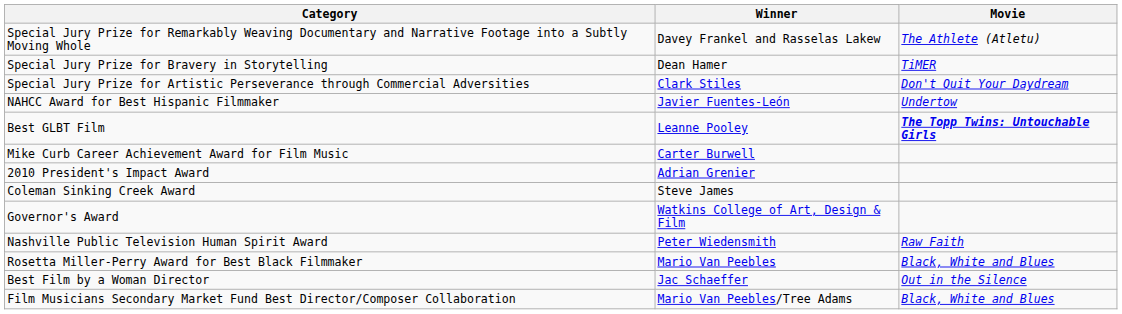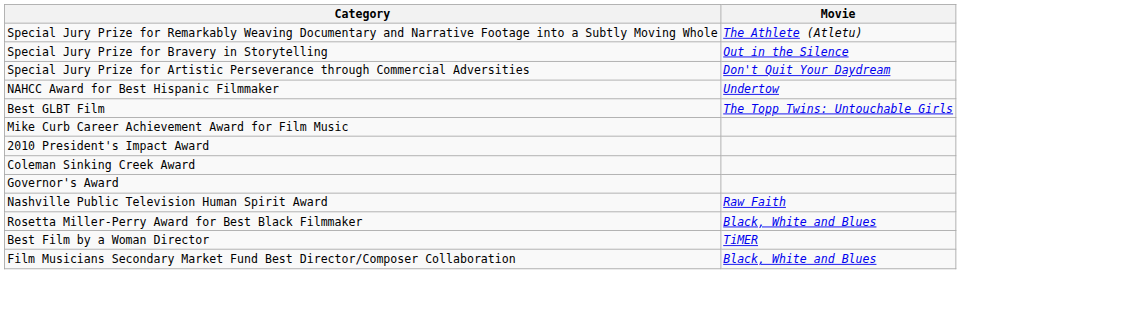- column: (777, 14)
(919, 65) TiMER -> (786, 52) Out in the Silence
(995, 128) bold -> (838, 108) normal
(964, 280) Out in the Silence -> (741, 240) TiMER
